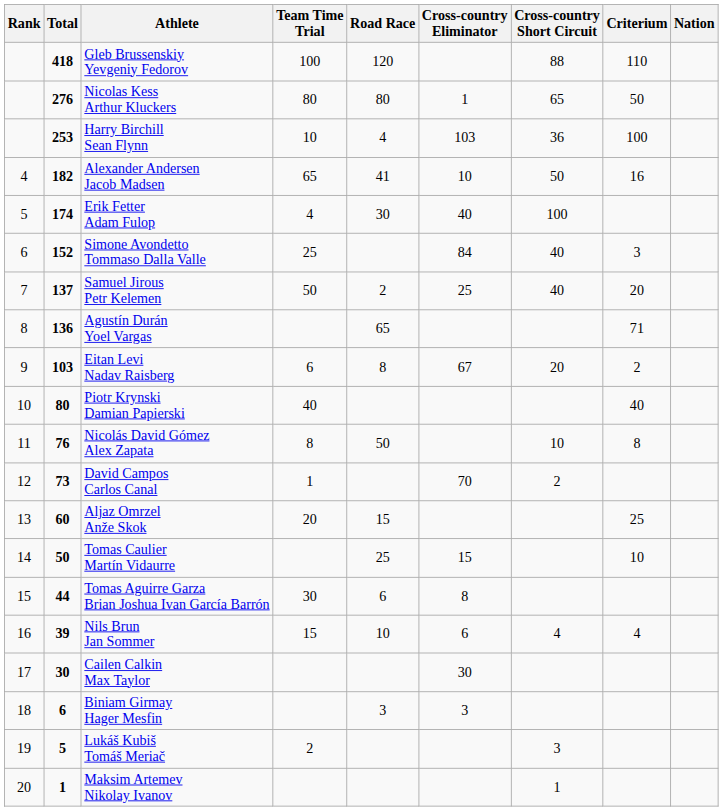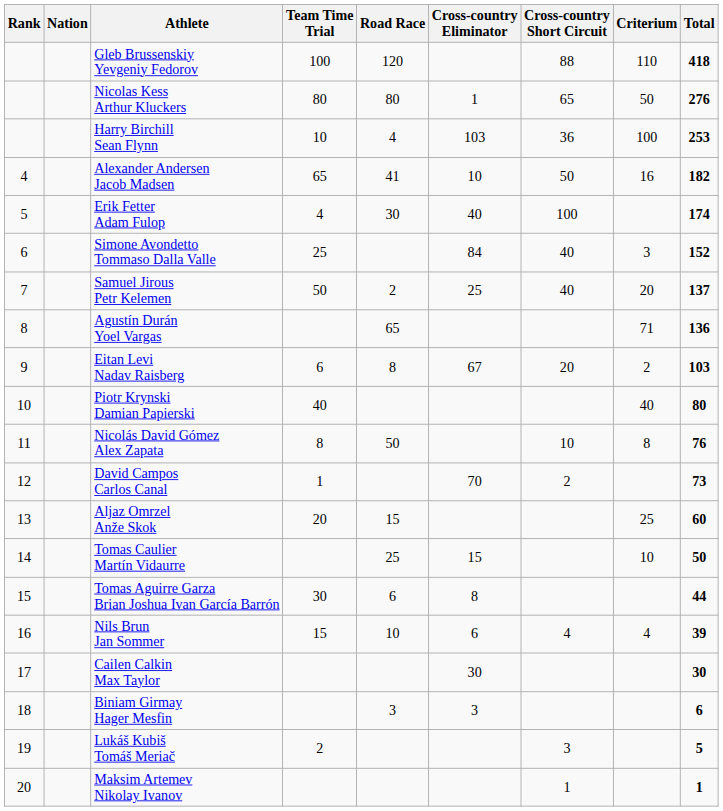columns swapped: (694, 23) <-> (62, 23)
